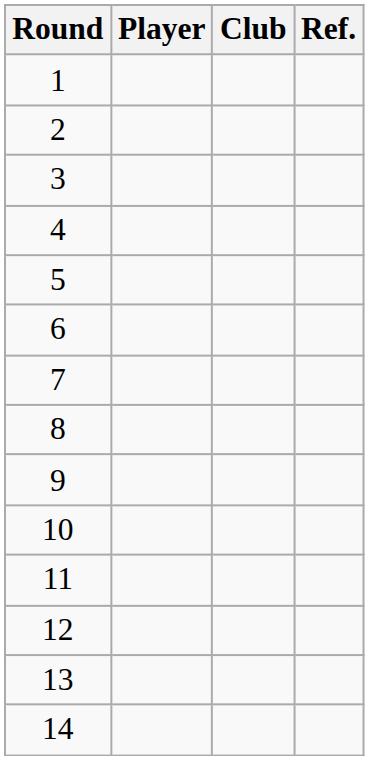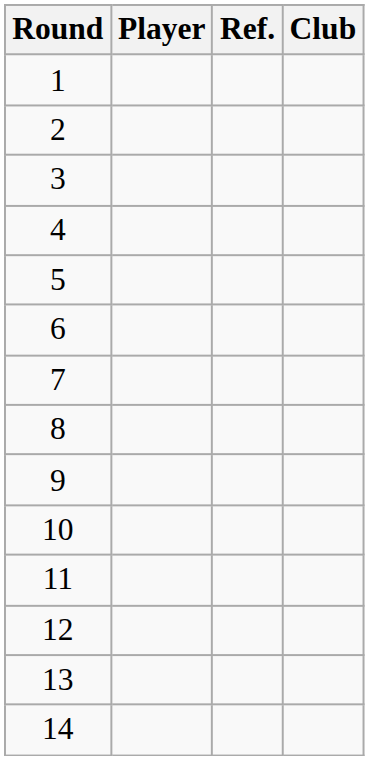columns swapped: (253, 29) <-> (329, 29)
